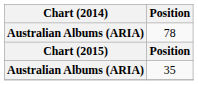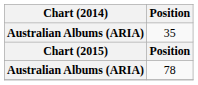rows swapped: (170, 70) <-> (170, 32)
